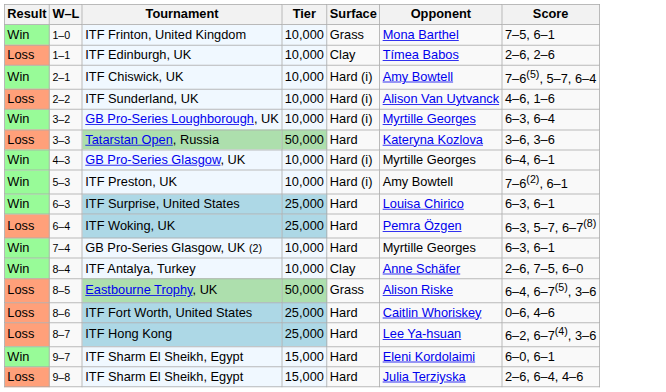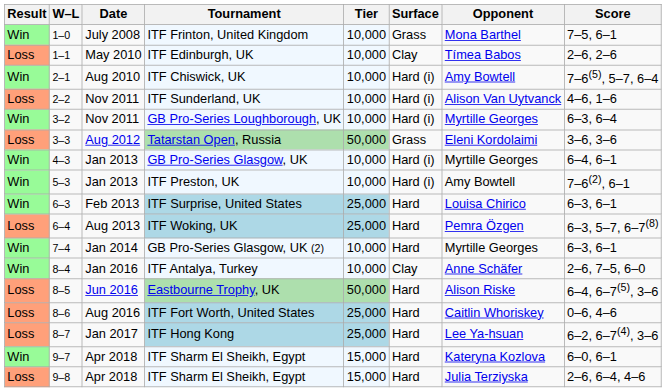+ column: (113, 14)
(344, 139) Hard -> (409, 139) Grass
(433, 139) Kateryna Kozlova -> (491, 139) Eleni Kordolaimi
(347, 290) Grass -> (406, 290) Hard
(429, 356) Eleni Kordolaimi -> (495, 356) Kateryna Kozlova
